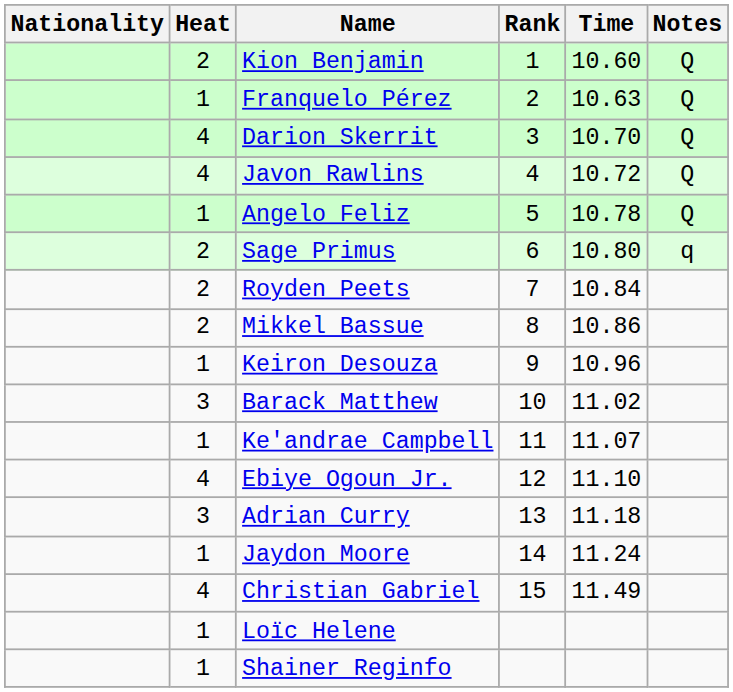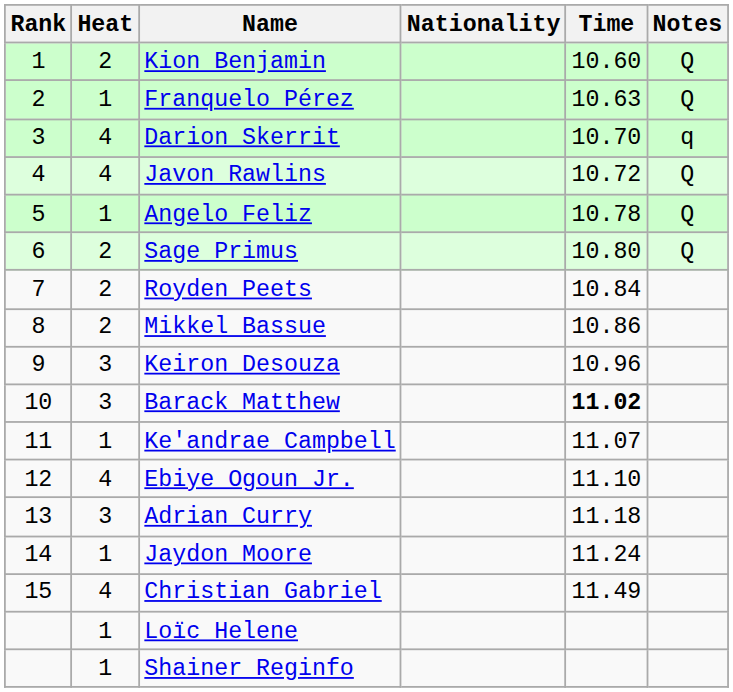columns swapped: (532, 24) <-> (87, 24)
(687, 138) Q -> (687, 138) q
(687, 251) q -> (687, 251) Q
(203, 365) 1 -> (105, 365) 3
(606, 403) normal -> (606, 403) bold
